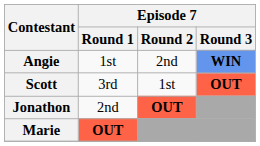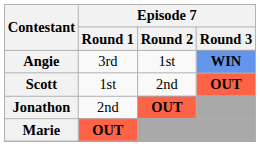(108, 61) 1st -> (108, 61) 3rd
(167, 61) 2nd -> (167, 61) 1st
(108, 84) 3rd -> (108, 84) 1st
(167, 84) 1st -> (167, 84) 2nd
